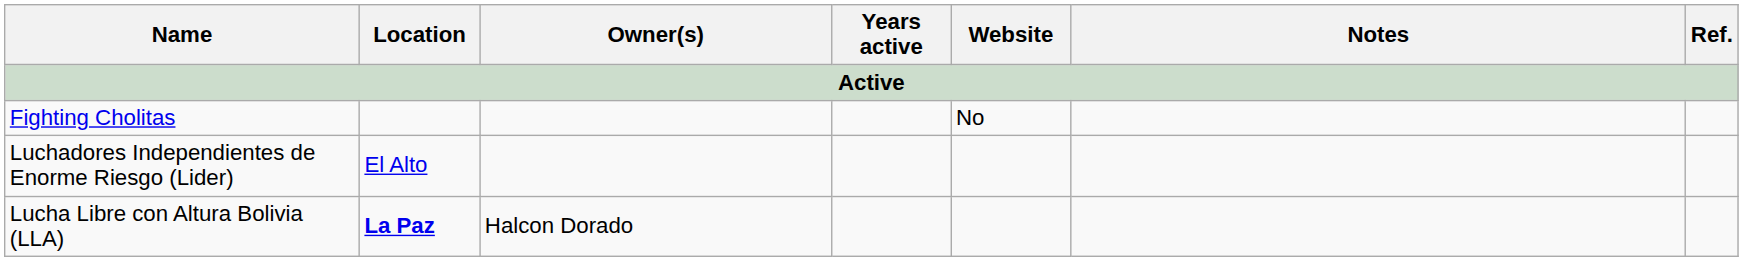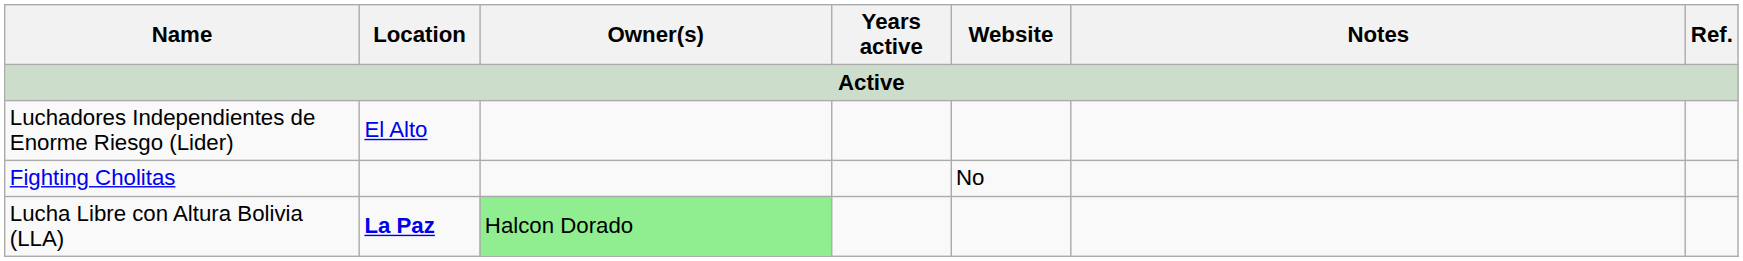rows swapped: (93, 117) <-> (163, 165)
(559, 225) no background -> (559, 225) lightgreen background
